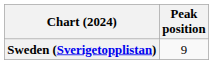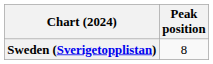(184, 49) 9 -> (184, 49) 8
